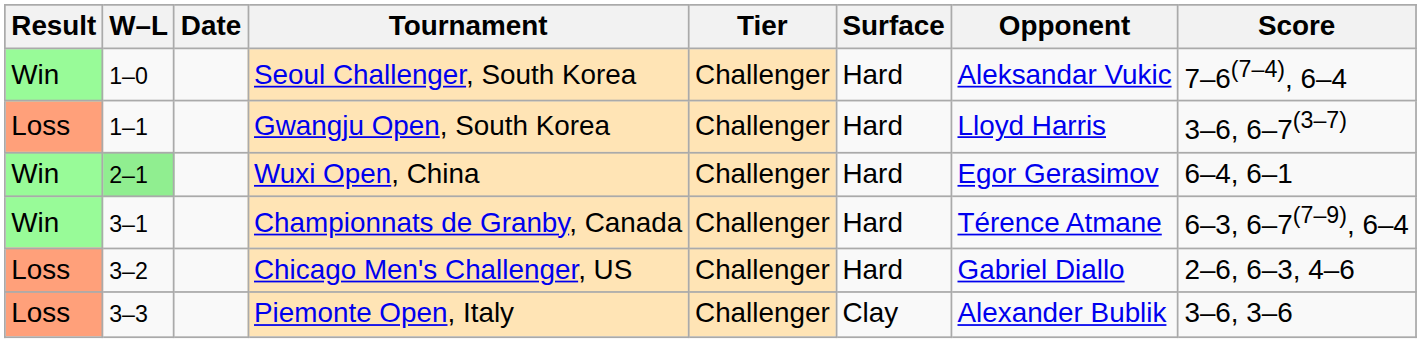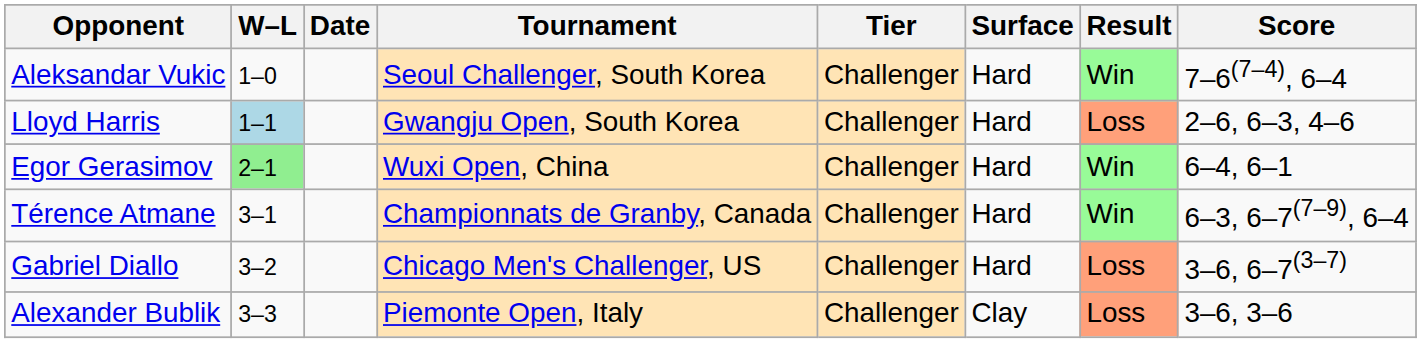columns swapped: (54, 26) <-> (1065, 26)
(129, 127) no background -> (258, 124) lightblue background
(1266, 126) 3–6, 6–7(3–7) -> (1270, 122) 2–6, 6–3, 4–6
(1270, 269) 2–6, 6–3, 4–6 -> (1266, 266) 3–6, 6–7(3–7)
